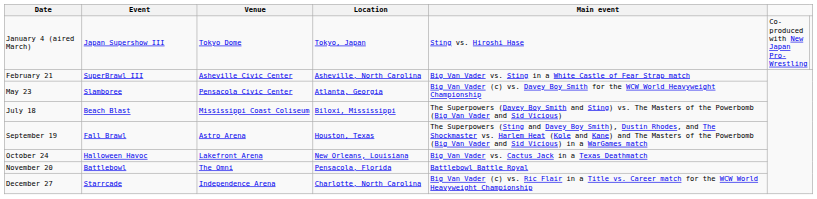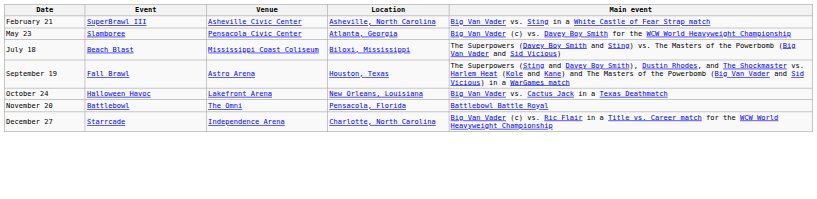- row: (40, 43)
